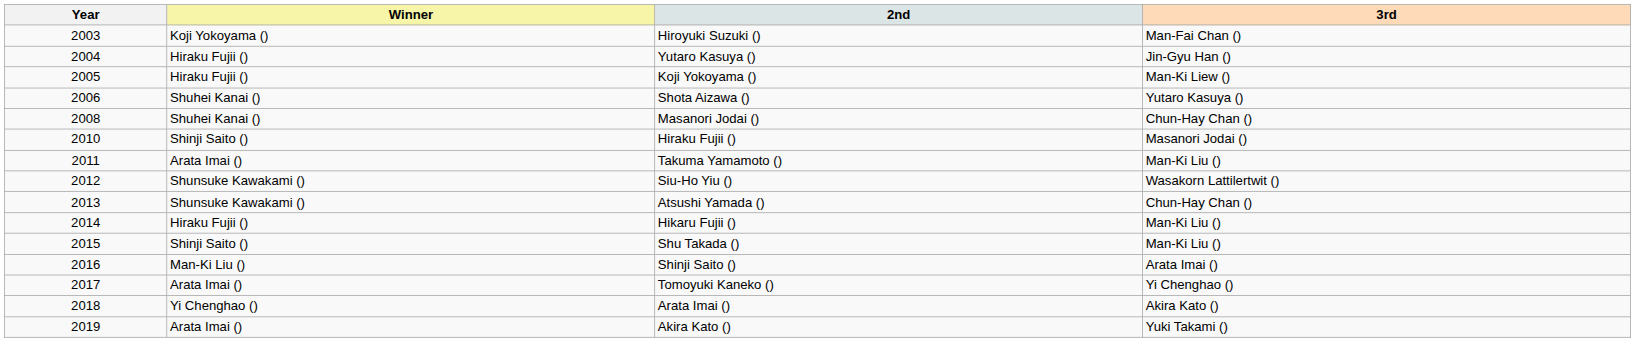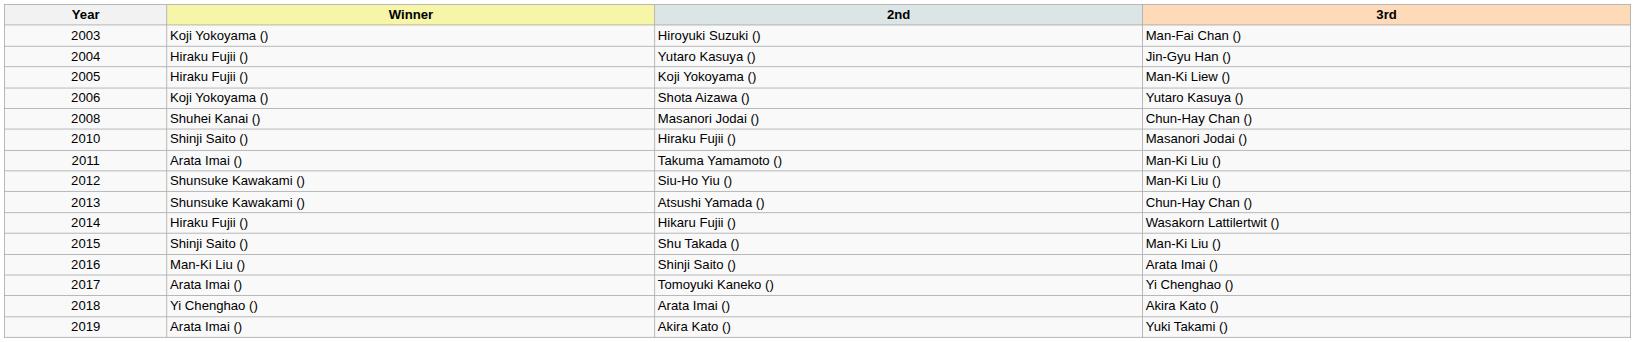(215, 98) Shuhei Kanai () -> (219, 98) Koji Yokoyama ()
(1212, 181) Wasakorn Lattilertwit () -> (1183, 181) Man-Ki Liu ()
(1183, 222) Man-Ki Liu () -> (1212, 222) Wasakorn Lattilertwit ()
